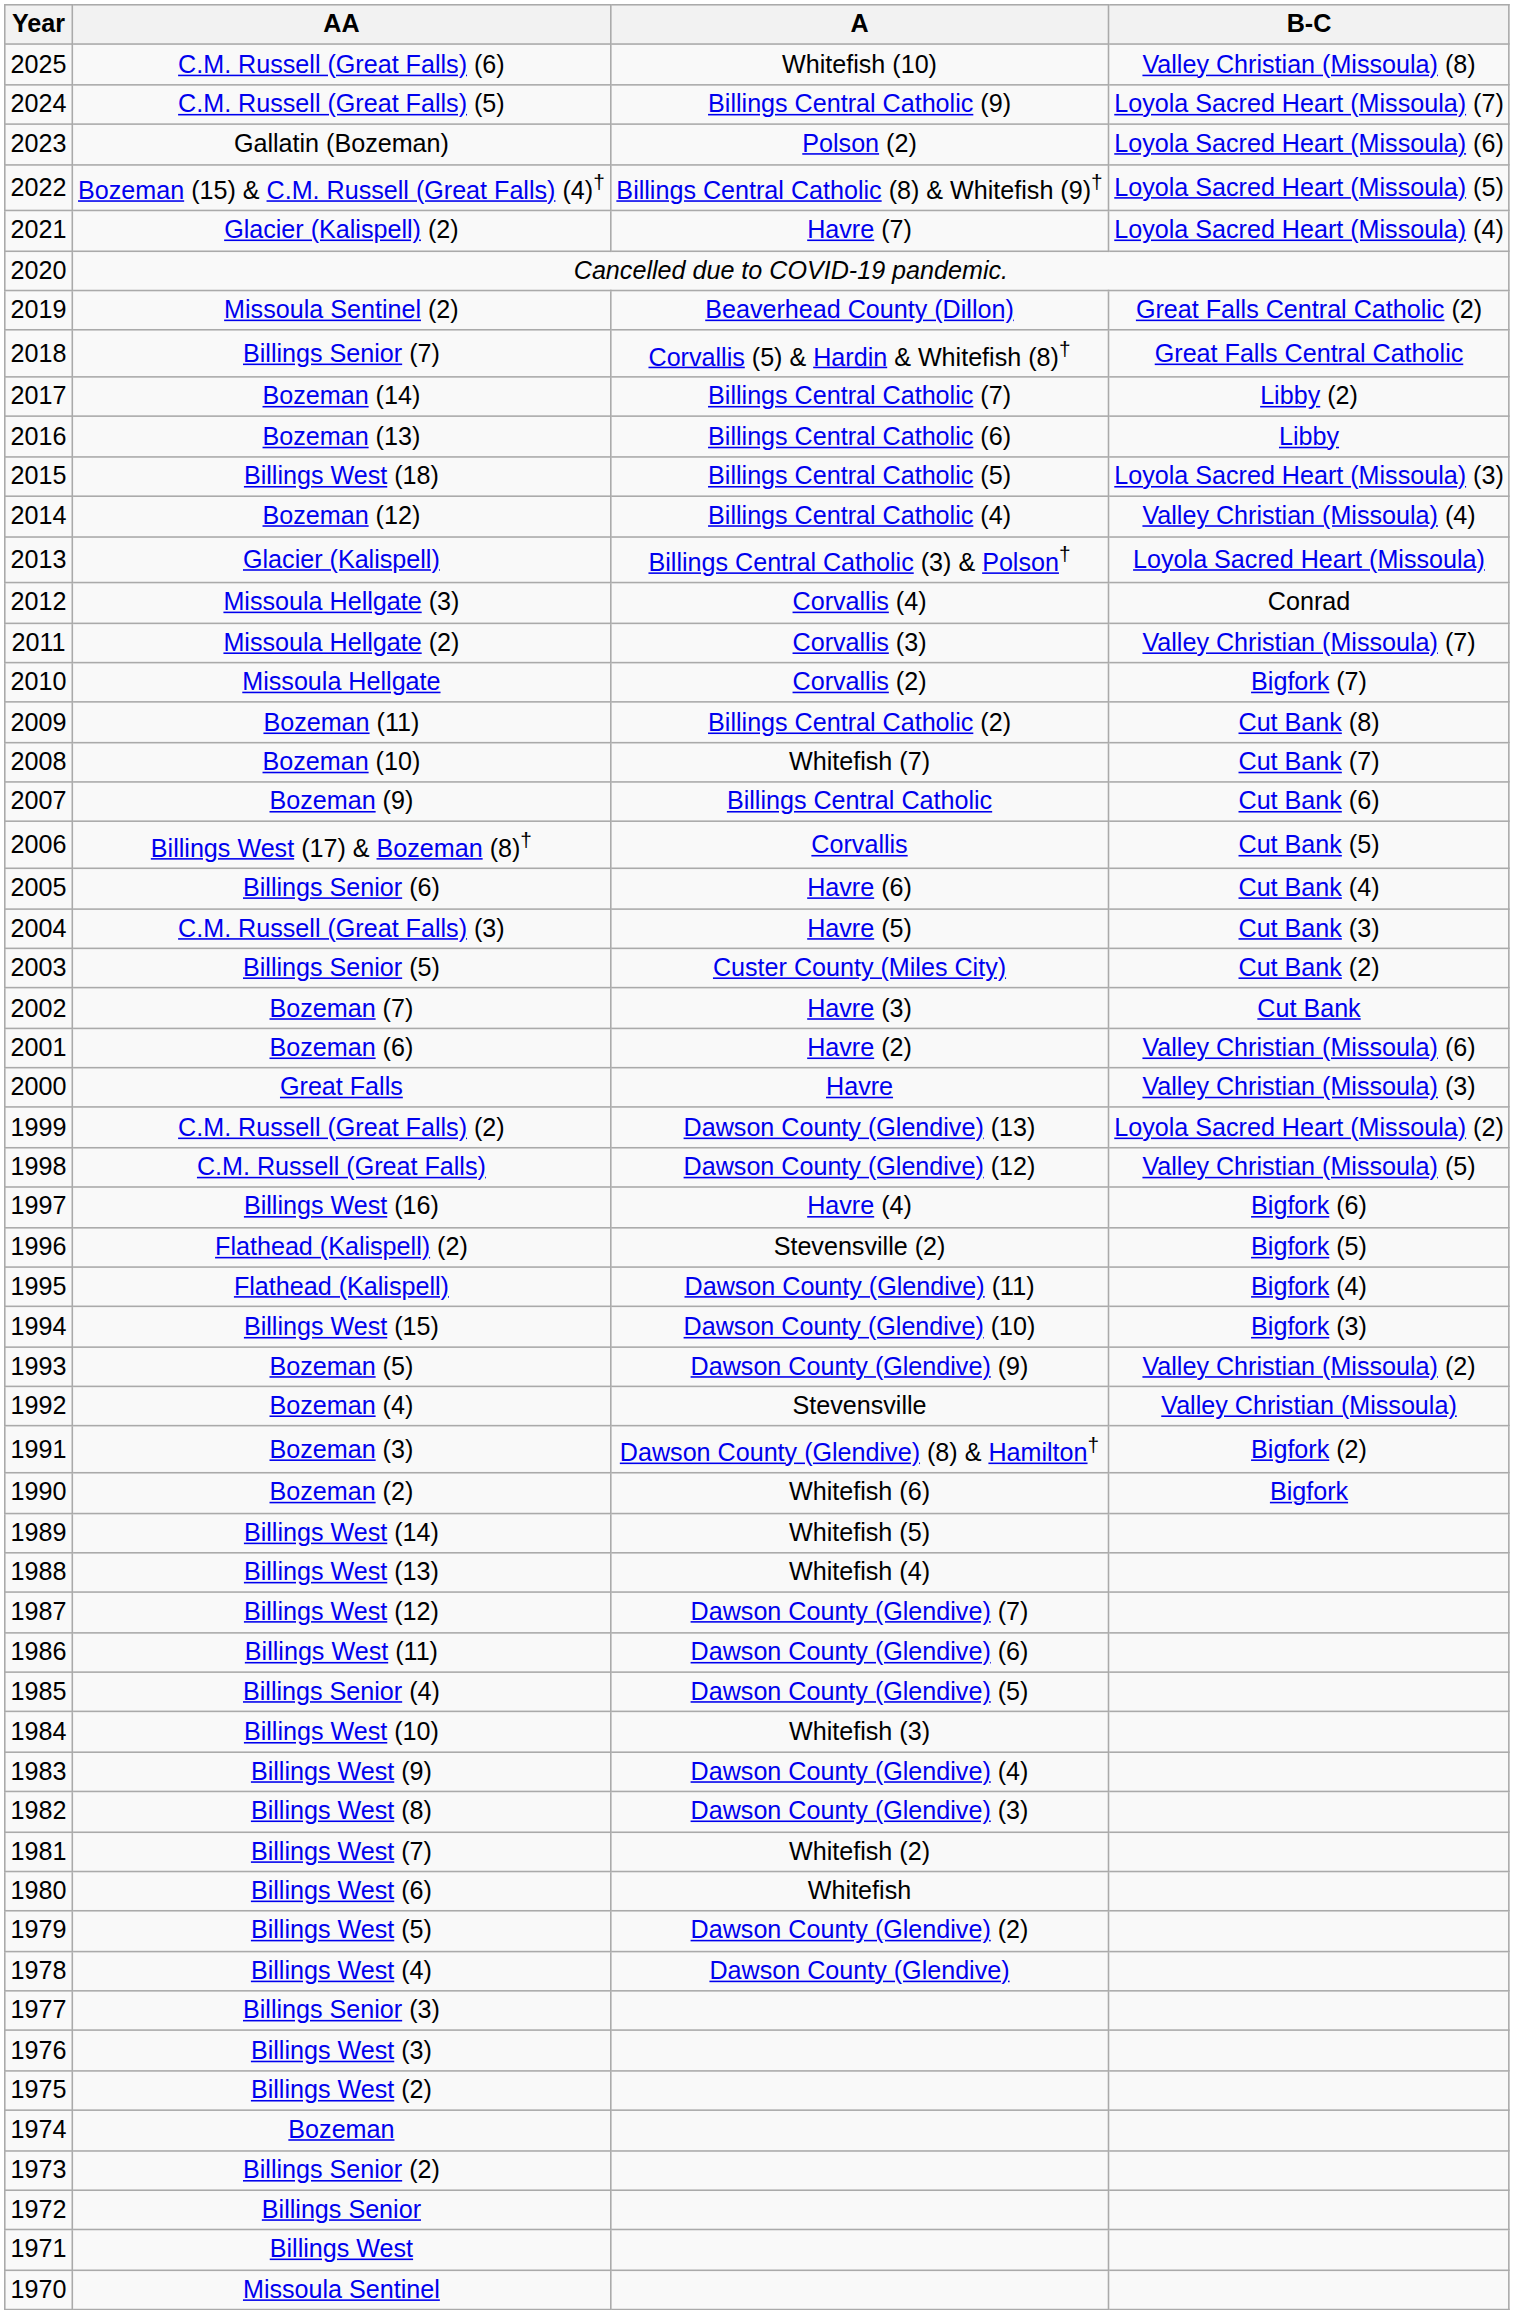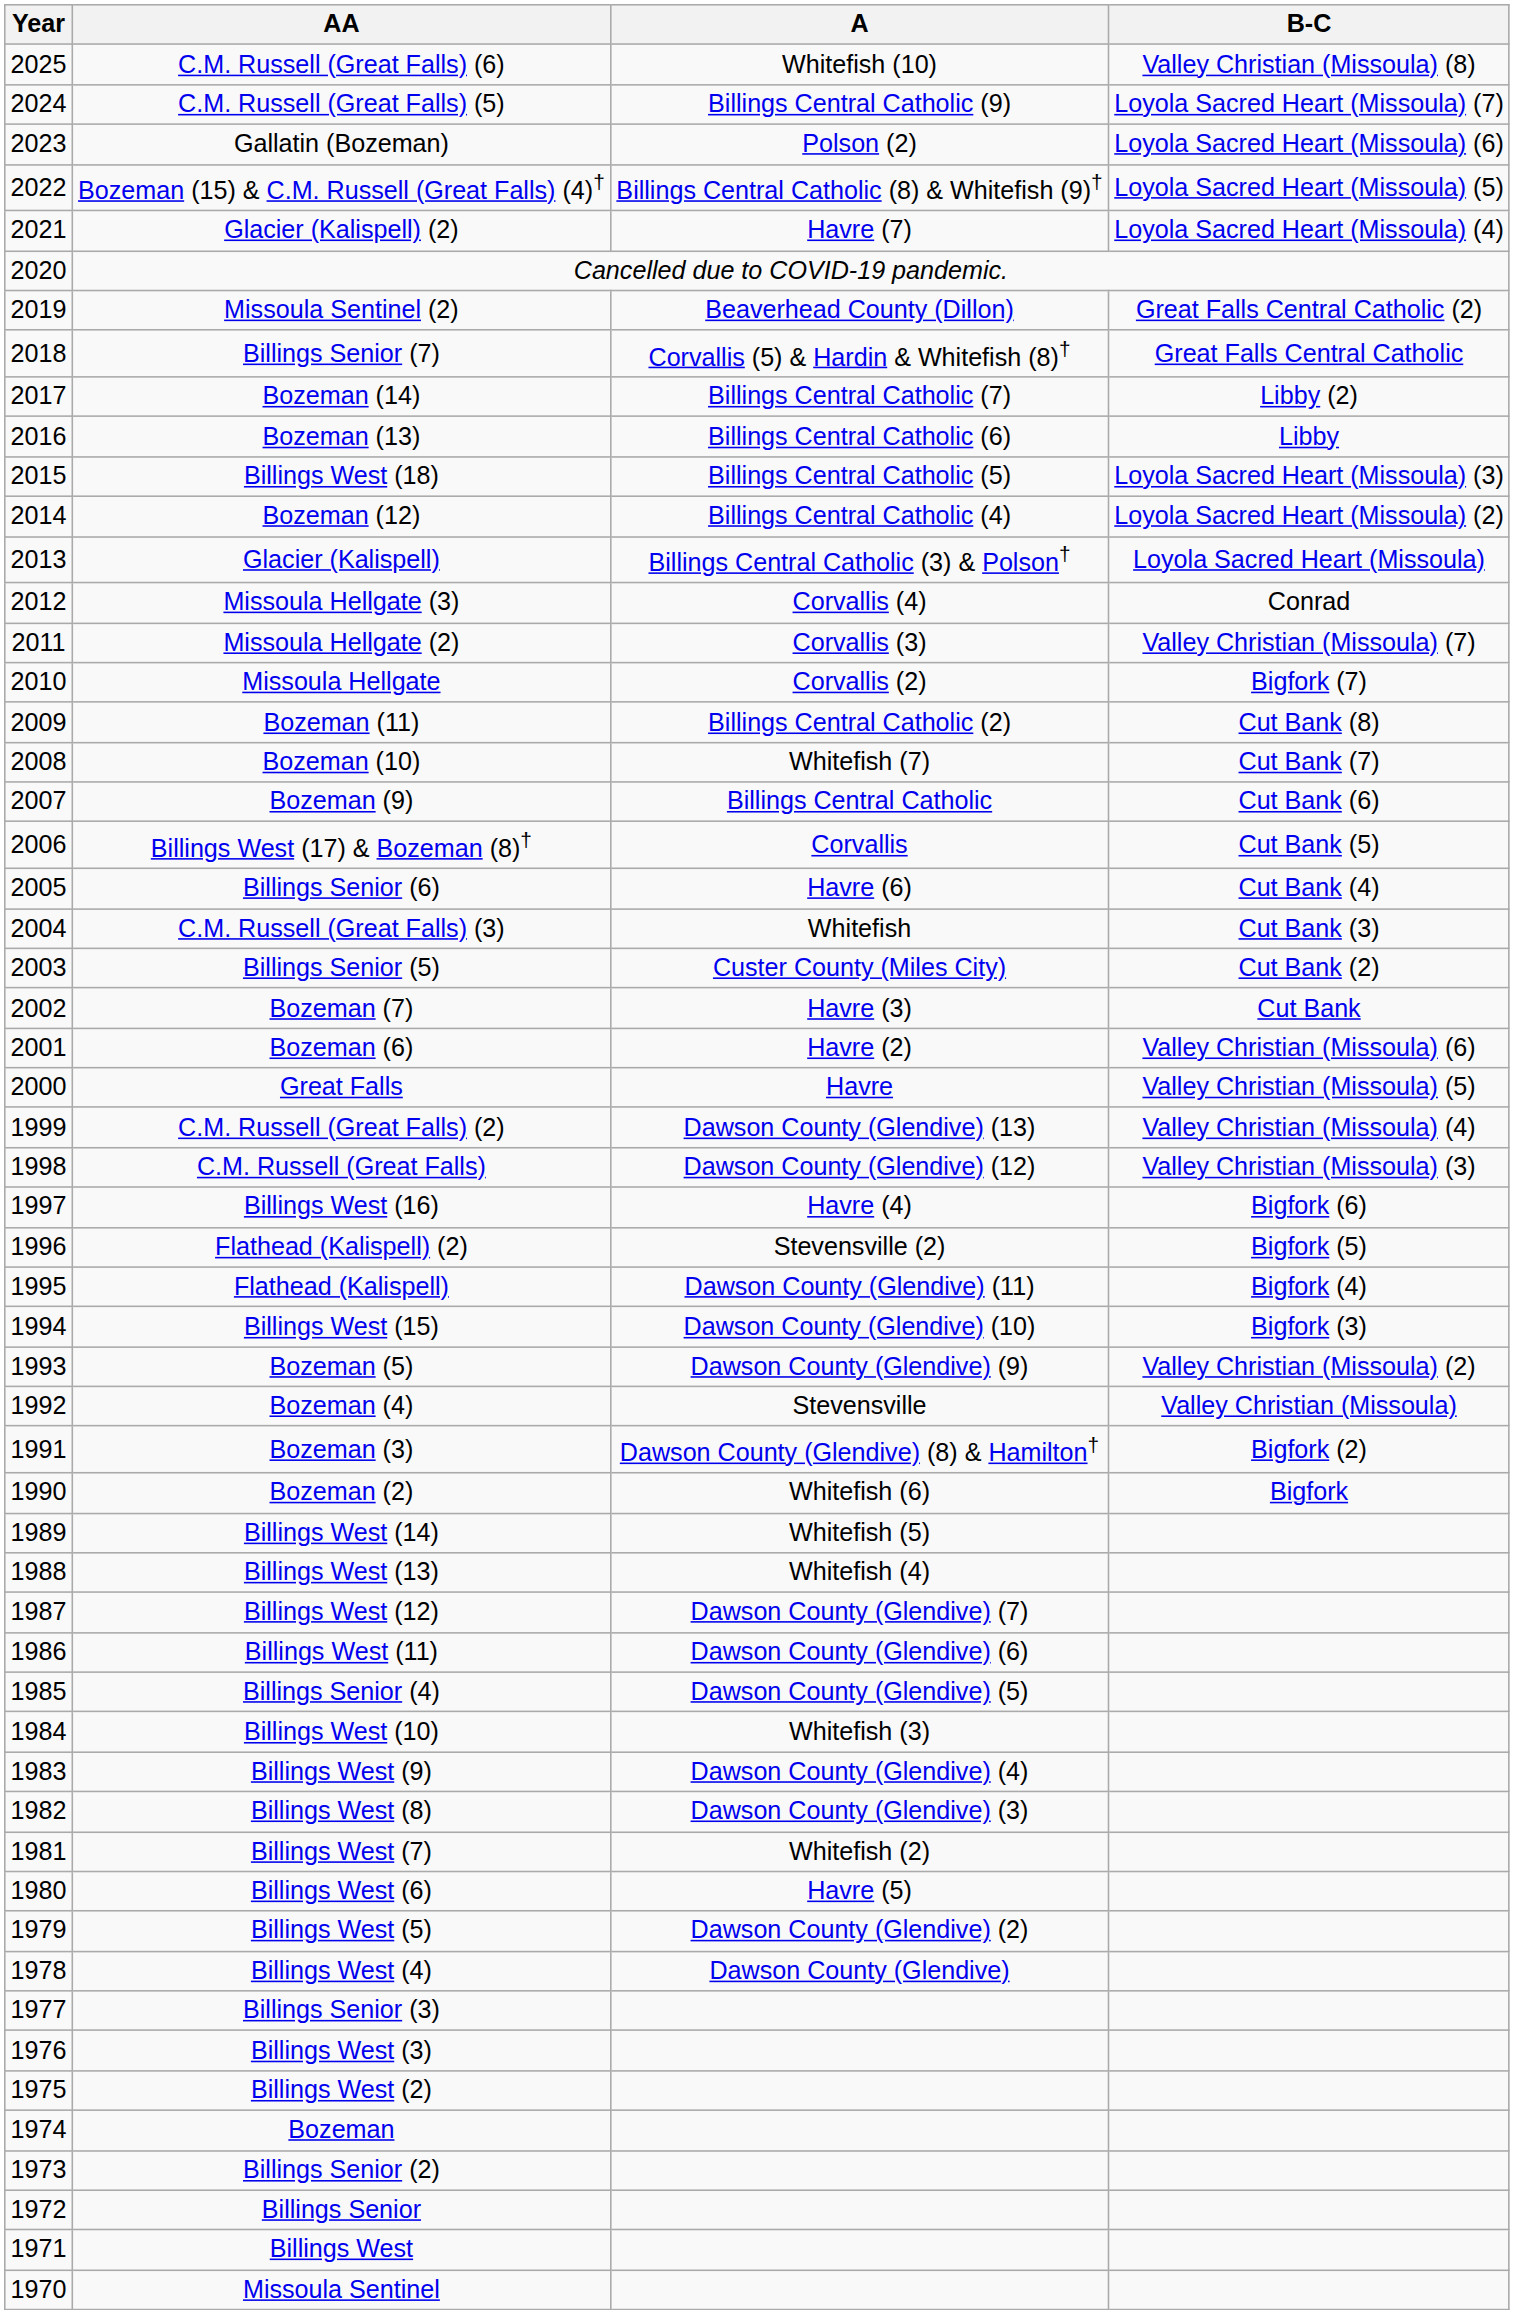(1309, 516) Valley Christian (Missoula) (4) -> (1309, 516) Loyola Sacred Heart (Missoula) (2)
(860, 928) Havre (5) -> (860, 928) Whitefish
(1309, 1087) Valley Christian (Missoula) (3) -> (1309, 1087) Valley Christian (Missoula) (5)
(1309, 1127) Loyola Sacred Heart (Missoula) (2) -> (1309, 1127) Valley Christian (Missoula) (4)
(1309, 1167) Valley Christian (Missoula) (5) -> (1309, 1167) Valley Christian (Missoula) (3)
(860, 1890) Whitefish -> (860, 1890) Havre (5)
